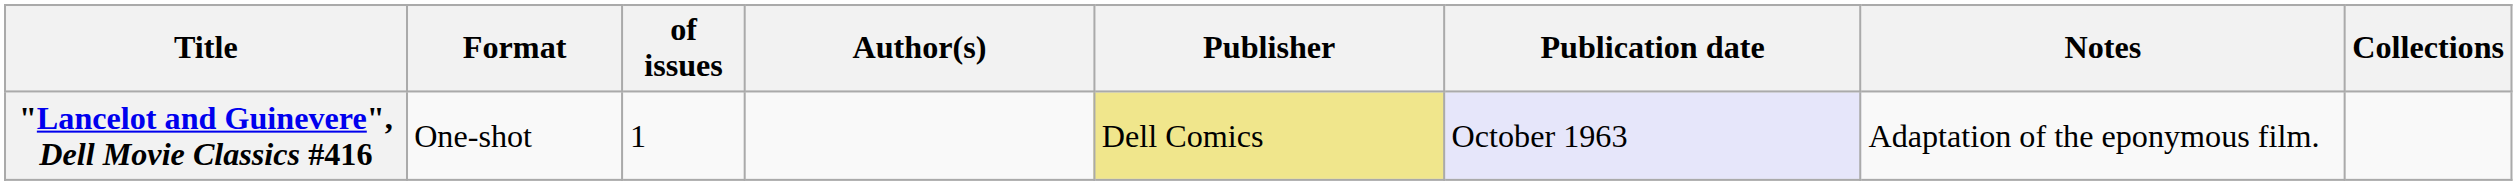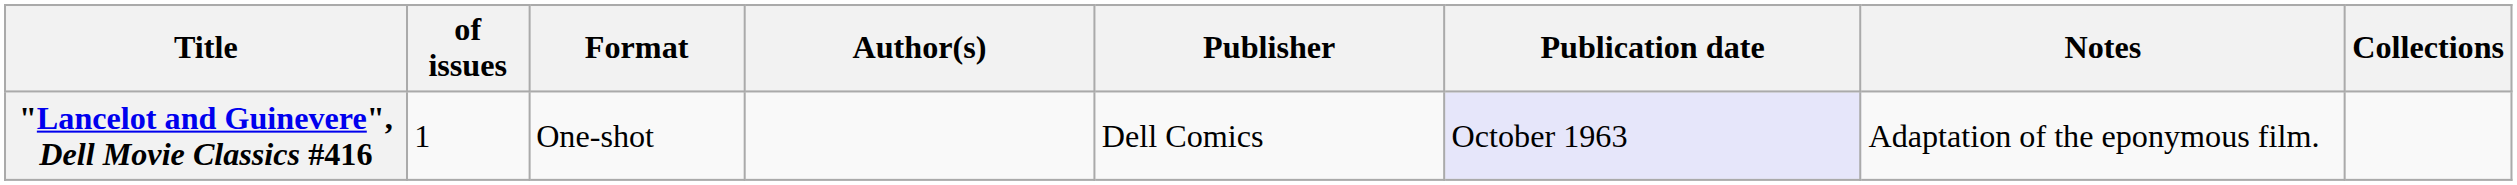columns swapped: (684, 48) <-> (515, 48)
(1183, 135) khaki background -> (1183, 135) no background
